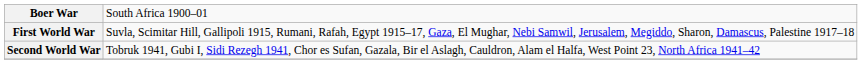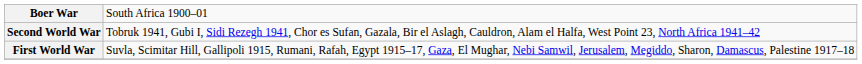rows swapped: (54, 31) <-> (54, 50)
